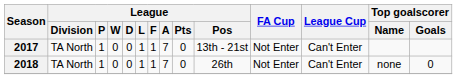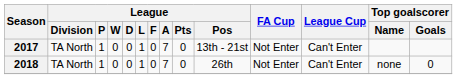(153, 47) 1 -> (153, 47) 0
(153, 64) 1 -> (153, 64) 0
